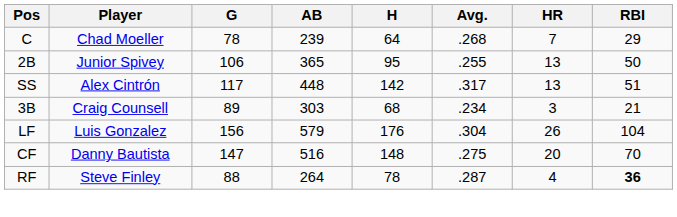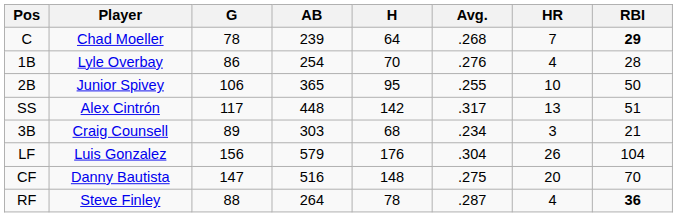(633, 39) normal -> (633, 39) bold
+ row: (27, 62)
(552, 62) 13 -> (552, 85) 10
